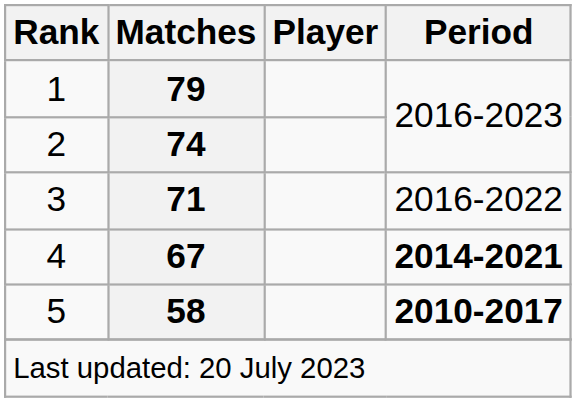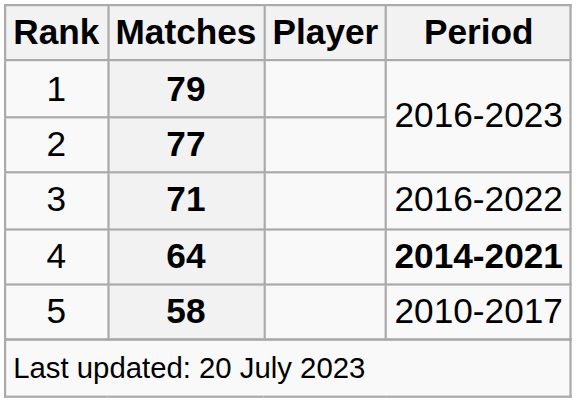(186, 144) 74 -> (186, 144) 77
(186, 255) 67 -> (186, 255) 64
(479, 311) bold -> (479, 311) normal
